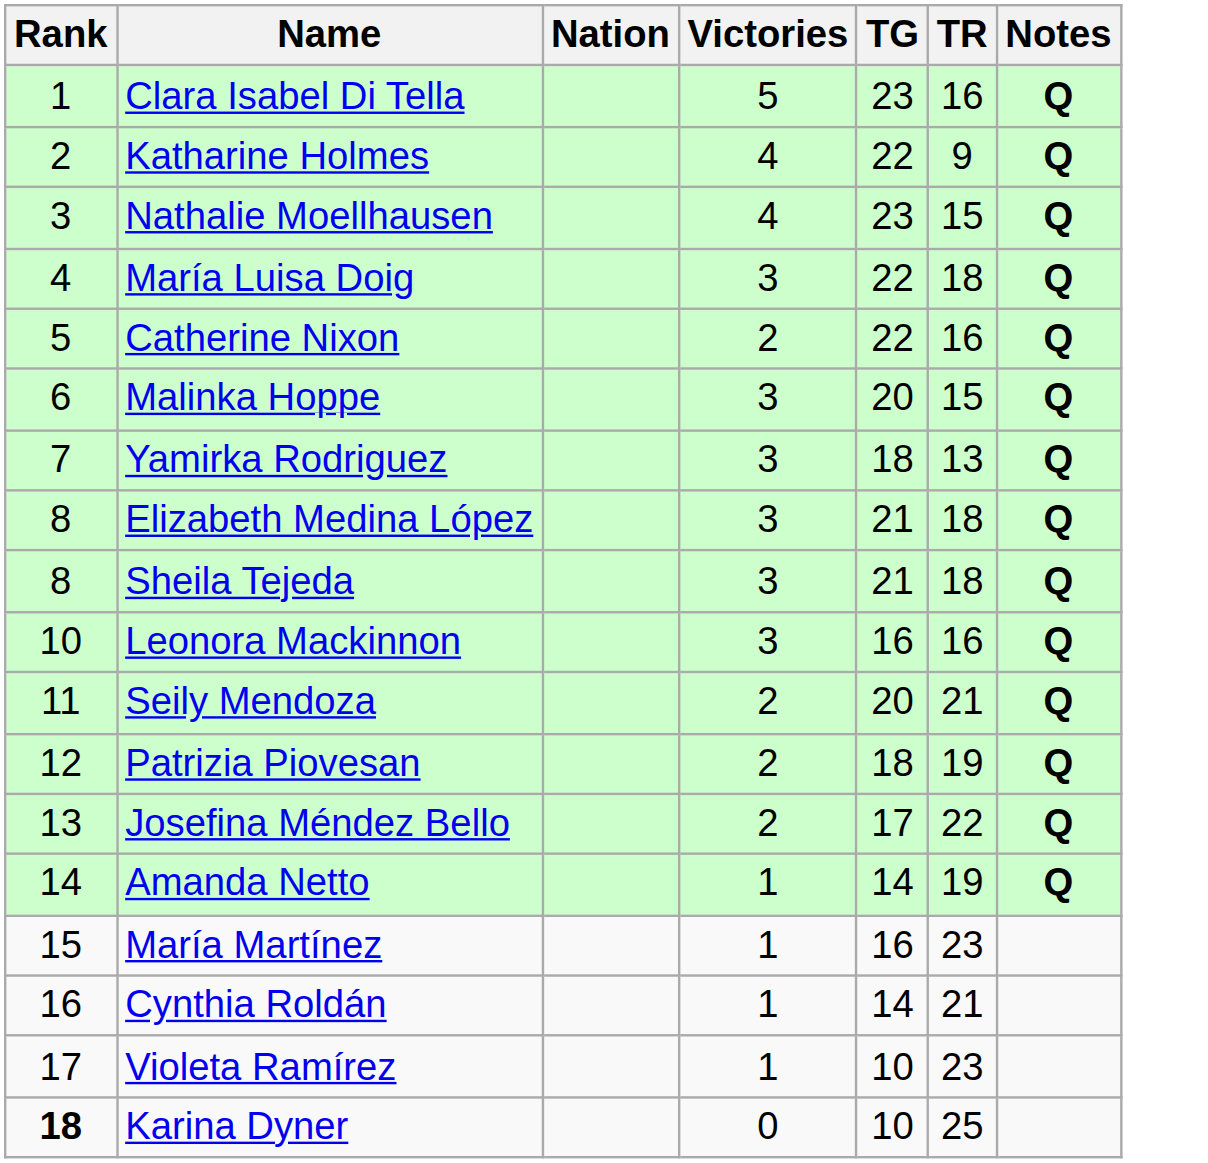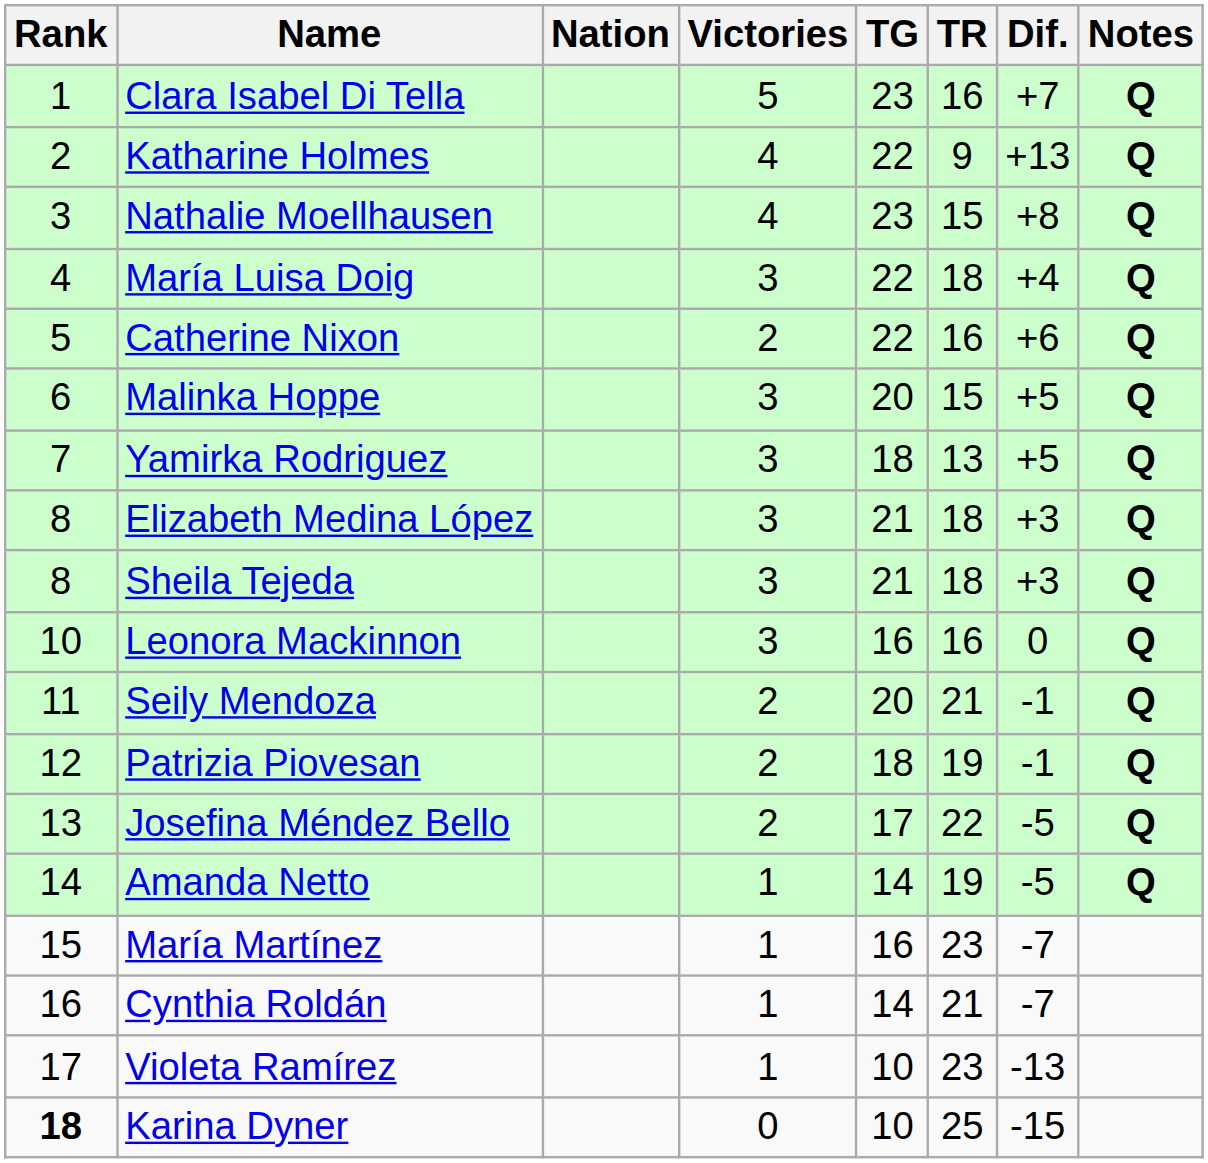+ column: (1038, 34)
